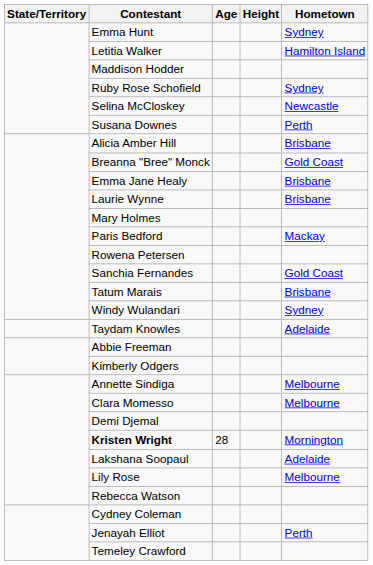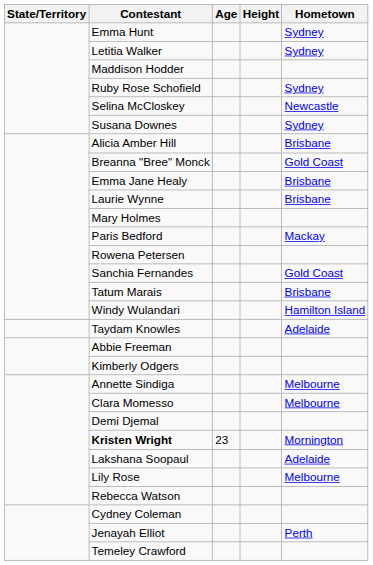(325, 51) Hamilton Island -> (304, 51) Sydney
(299, 125) Perth -> (304, 125) Sydney
(304, 310) Sydney -> (325, 310) Hamilton Island
(222, 440) 28 -> (222, 440) 23
